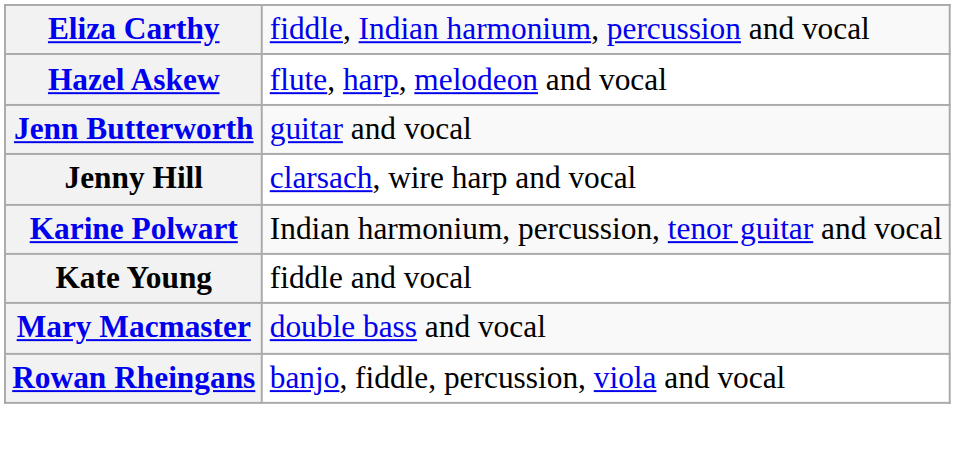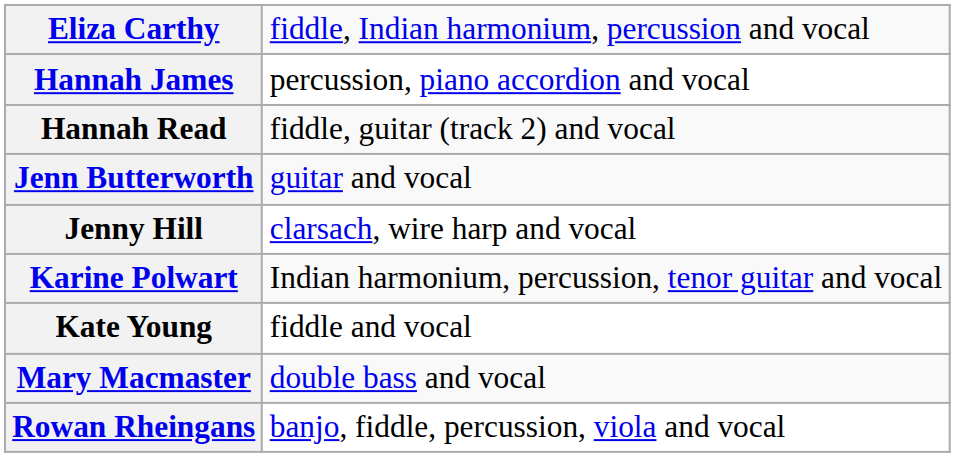+ row: (134, 79)
+ row: (134, 128)
- row: (134, 79)
